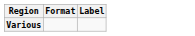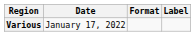+ column: (85, 11)
